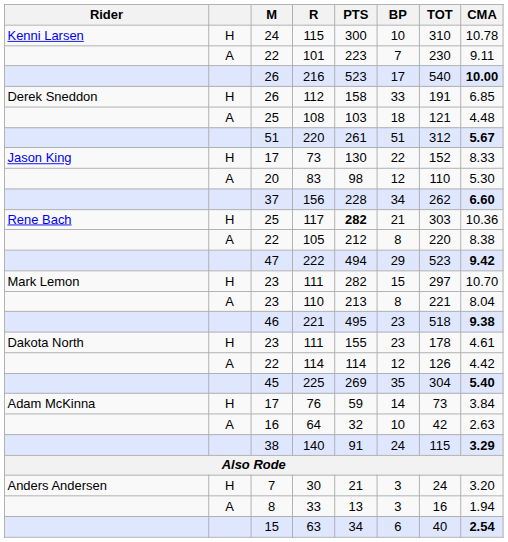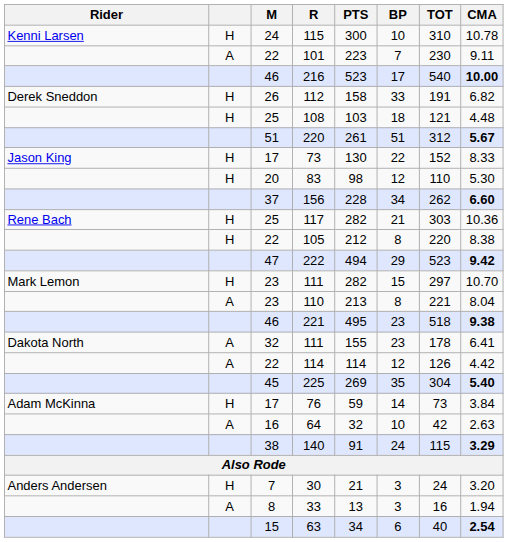(272, 77) 26 -> (272, 77) 46
(482, 97) 6.85 -> (482, 97) 6.82
(230, 117) A -> (230, 117) H
(230, 179) A -> (230, 179) H
(356, 220) bold -> (356, 220) normal
(230, 240) A -> (230, 240) H
(230, 343) H -> (230, 343) A
(272, 343) 23 -> (272, 343) 32
(482, 343) 4.61 -> (482, 343) 6.41
